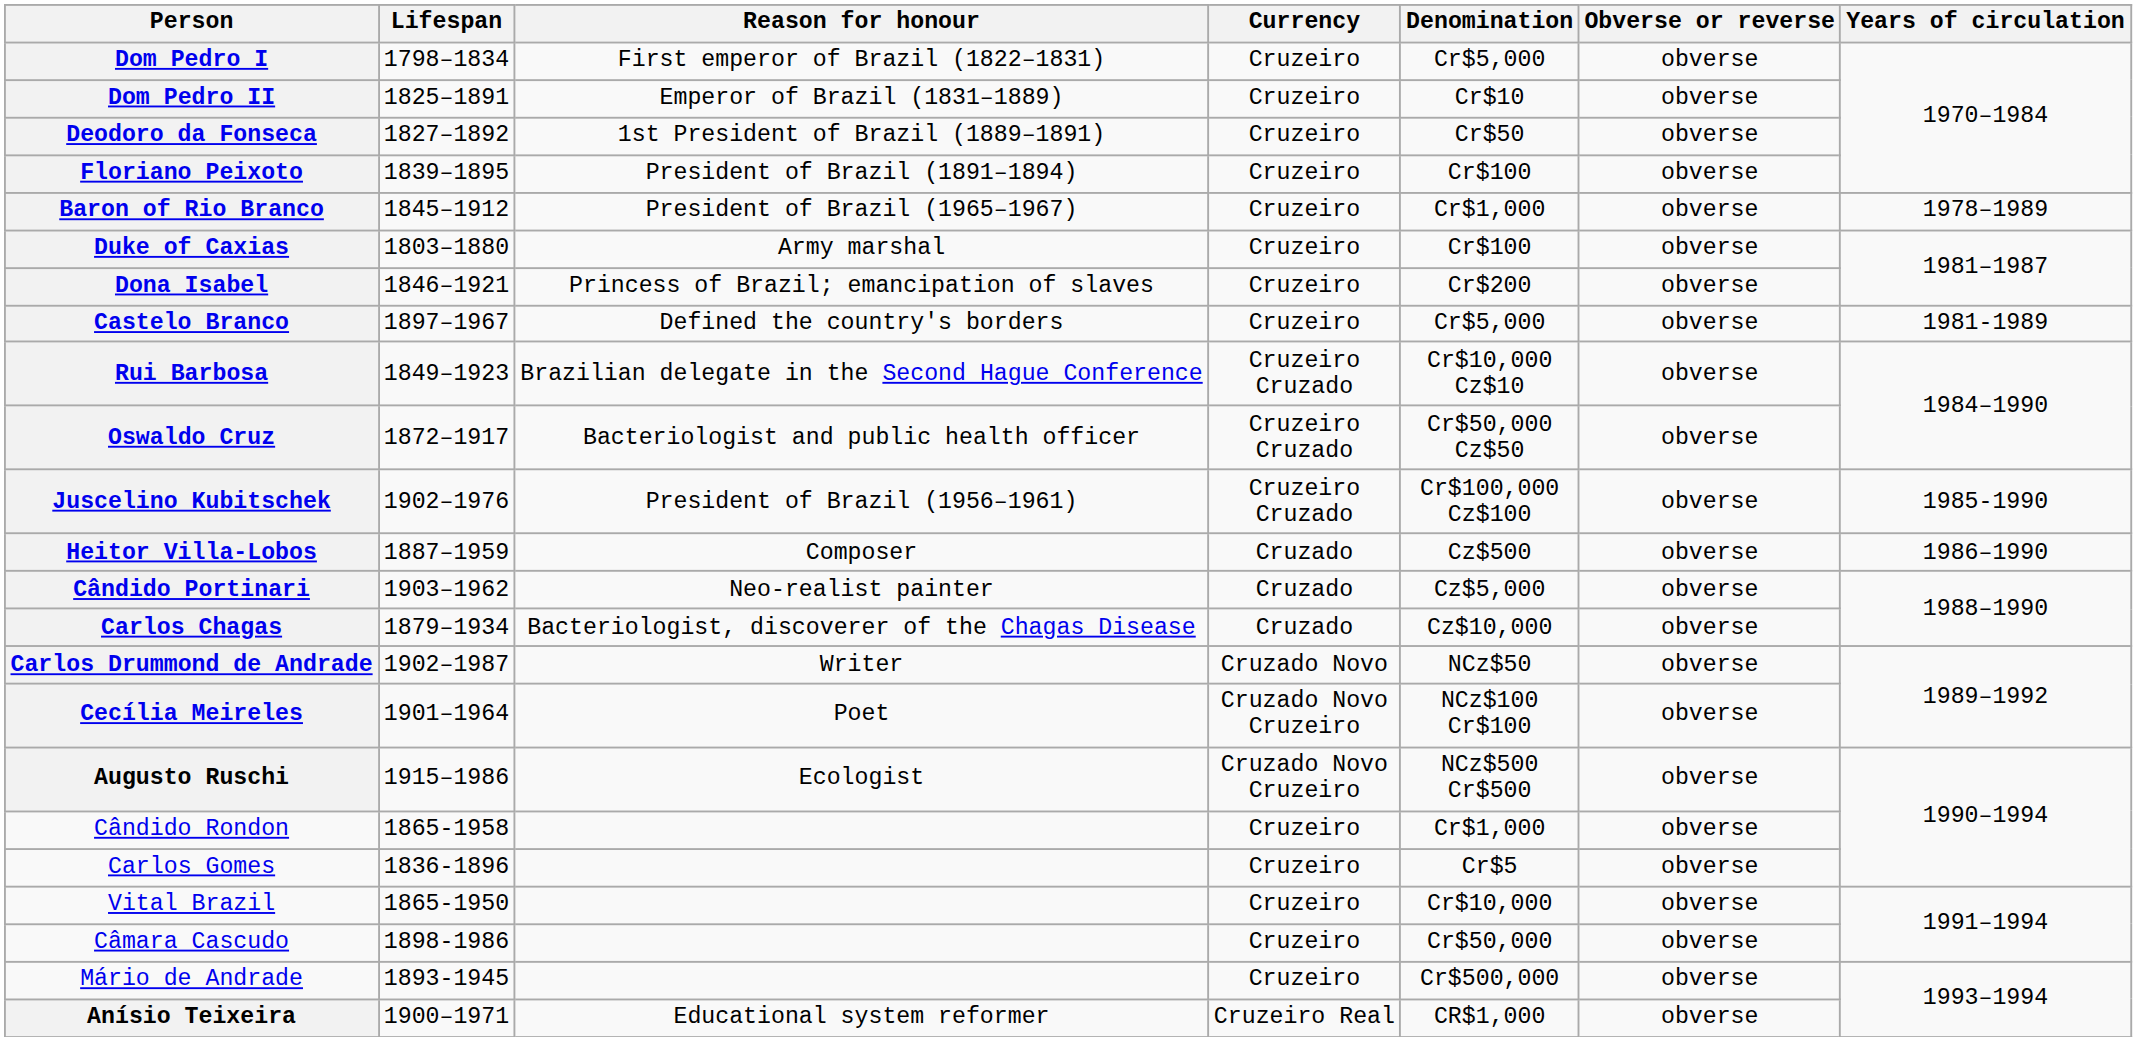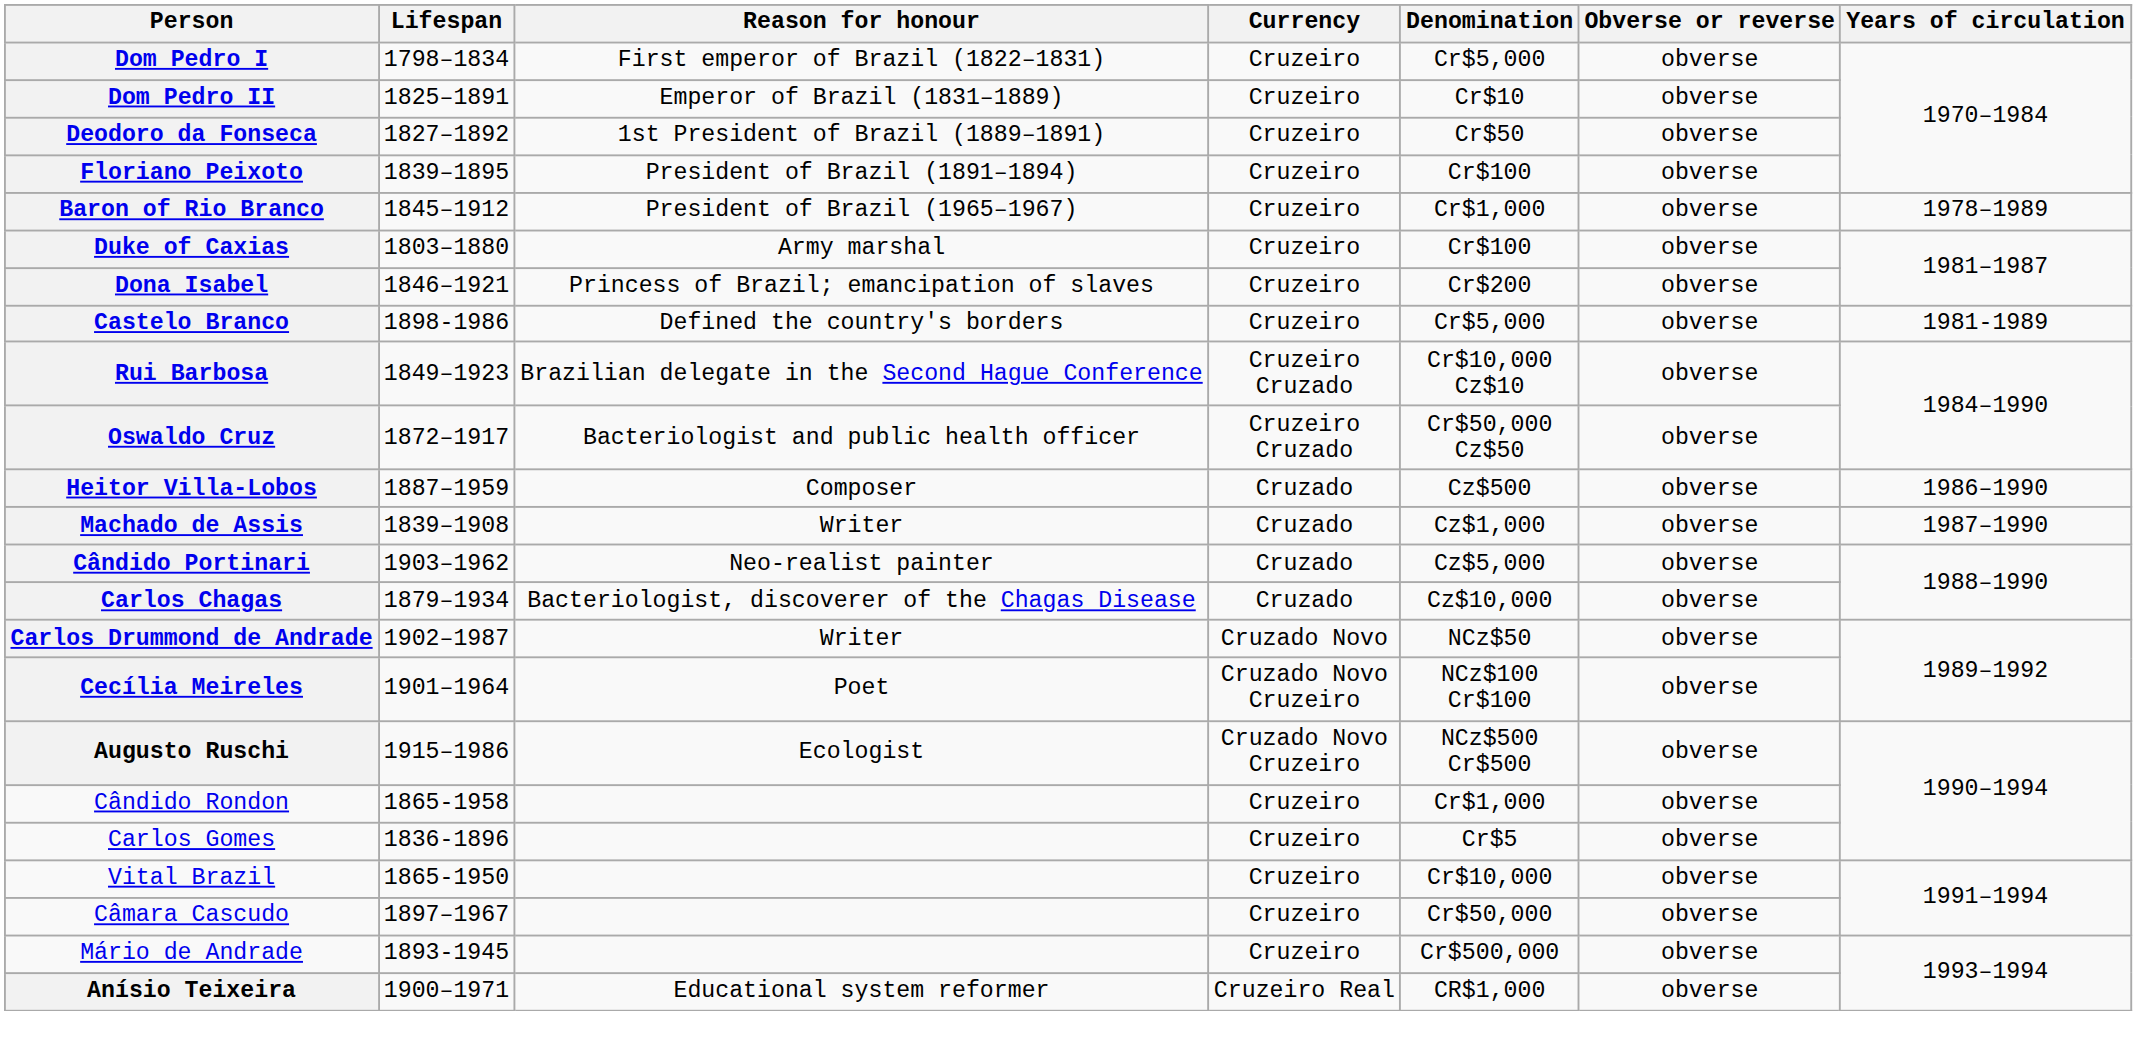(446, 324) 1897–1967 -> (446, 324) 1898-1986
- row: (192, 502)
+ row: (192, 526)
(446, 943) 1898-1986 -> (446, 916) 1897–1967
